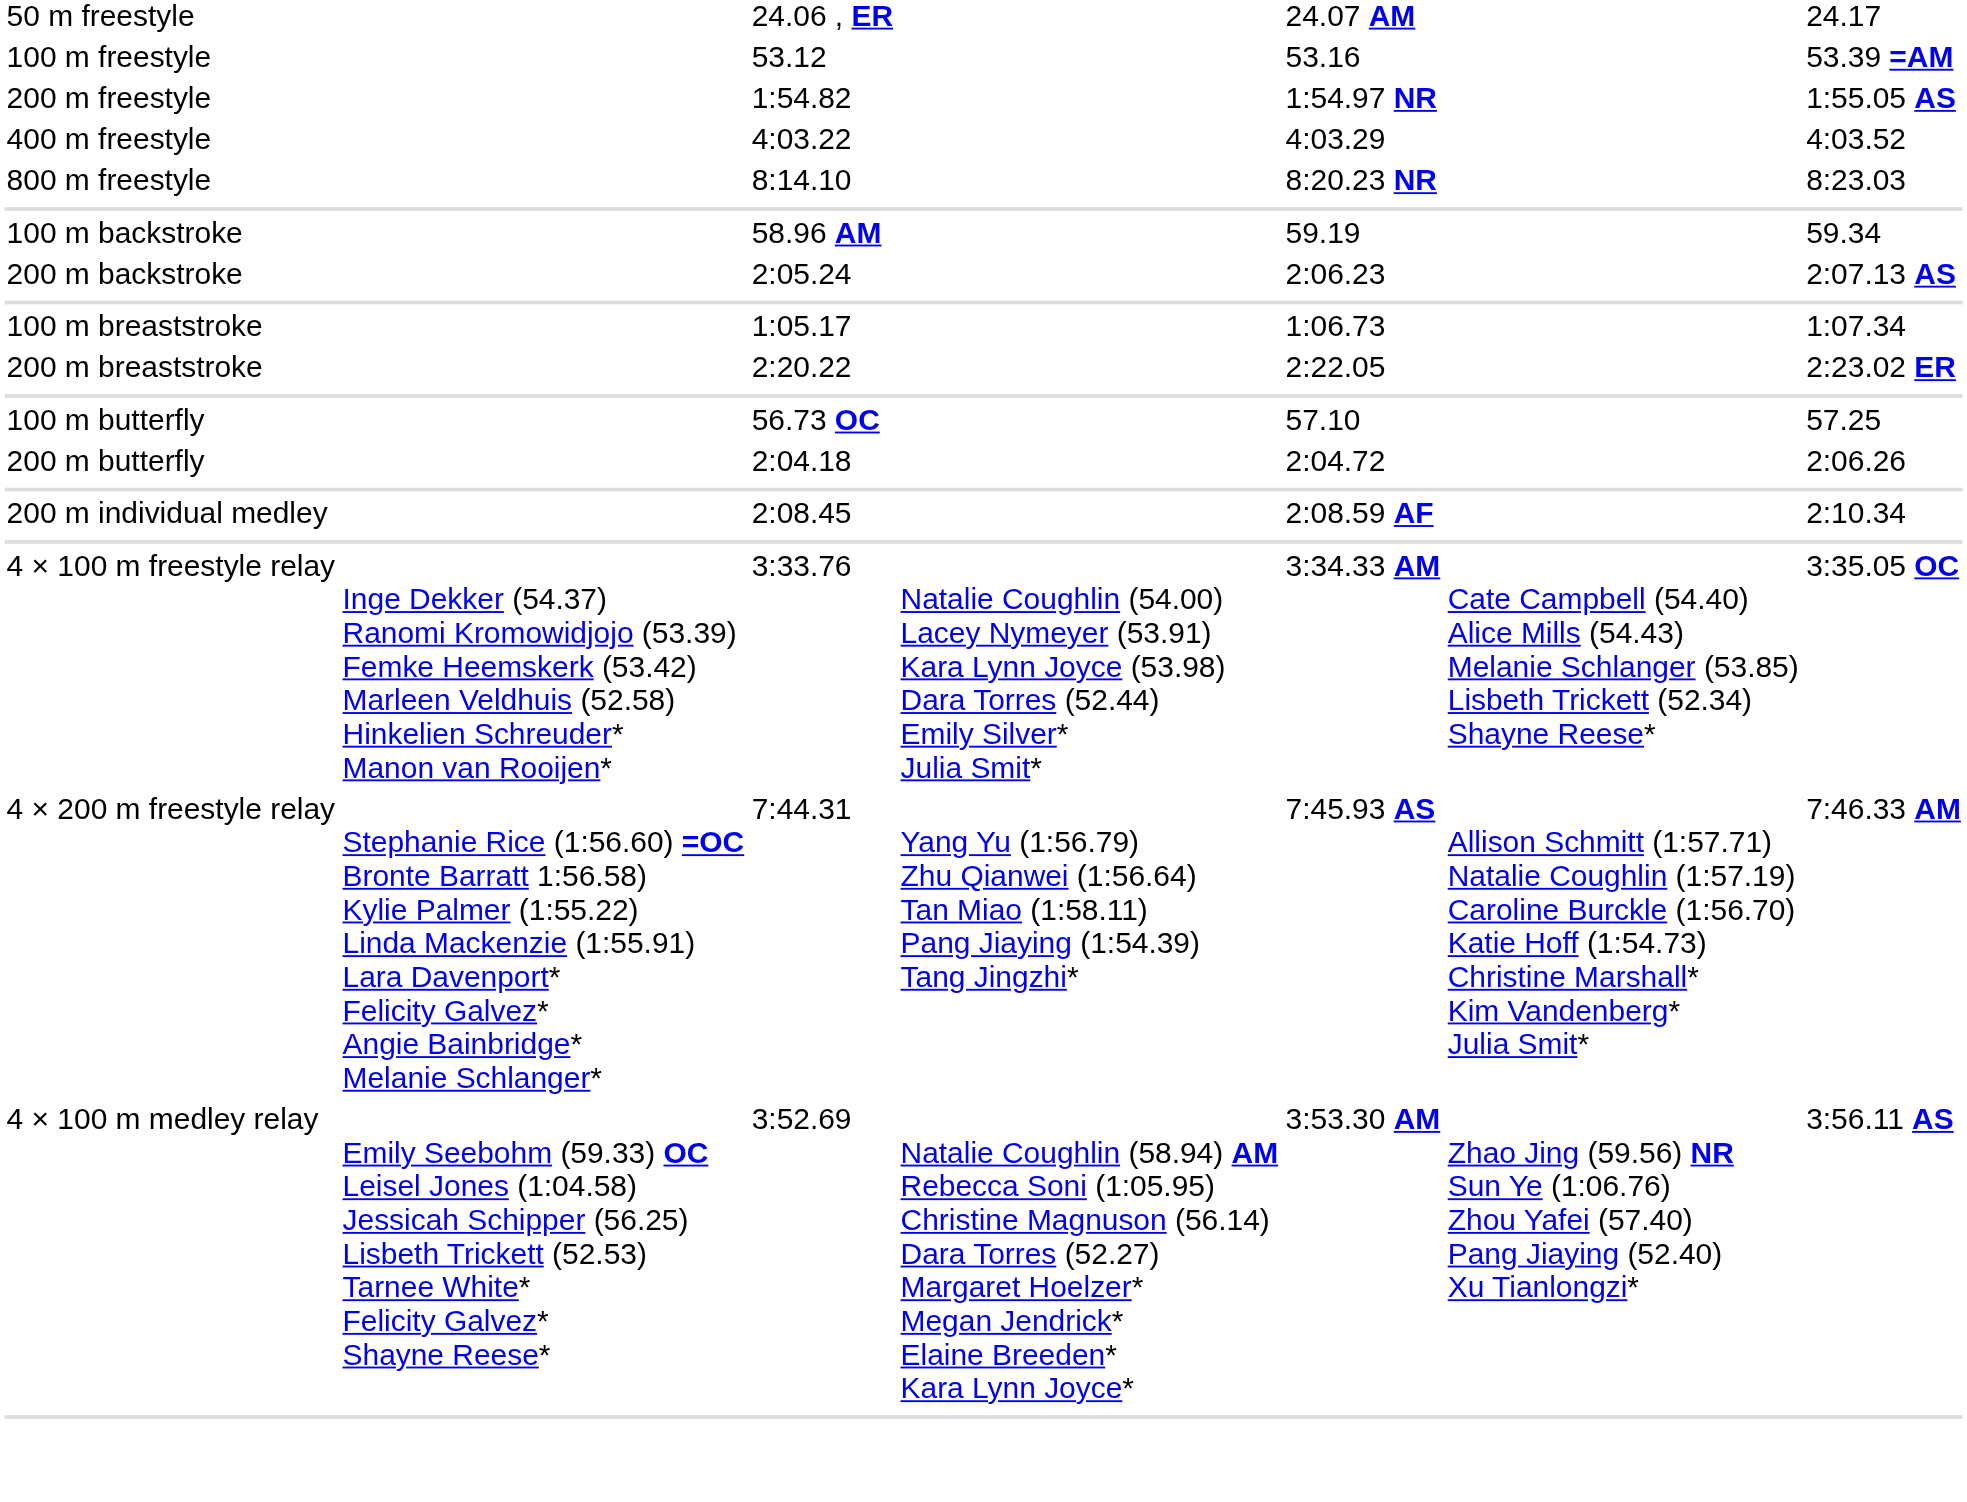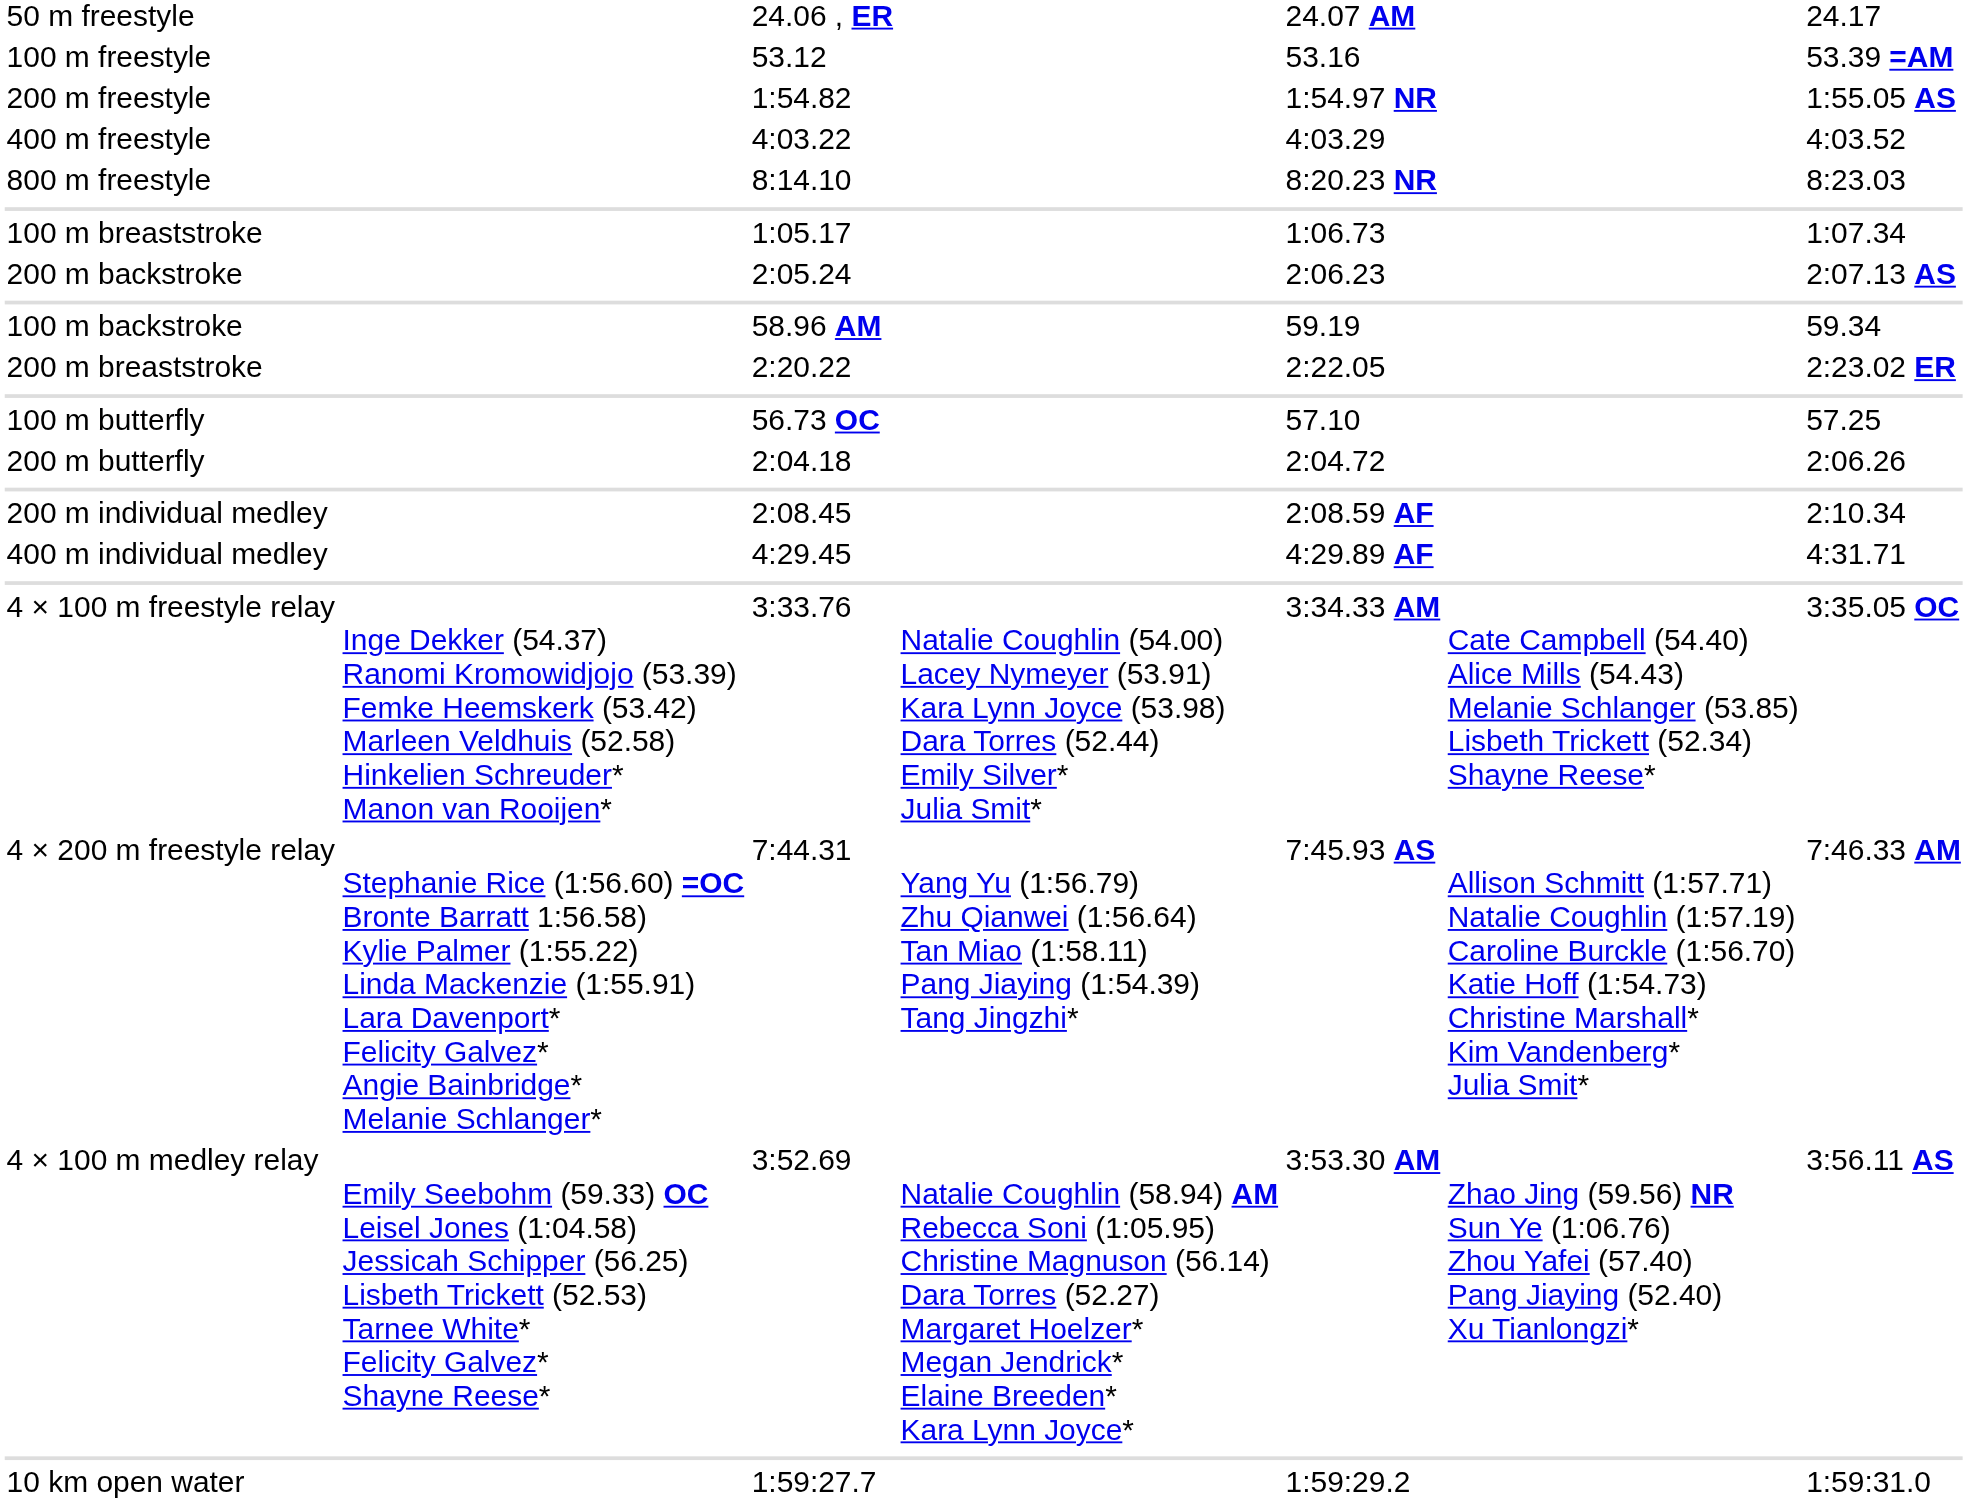rows swapped: (125, 232) <-> (135, 326)
+ row: (167, 554)
+ row: (126, 1482)
